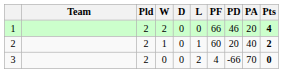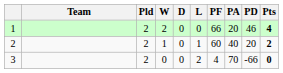columns swapped: (251, 12) <-> (234, 12)
